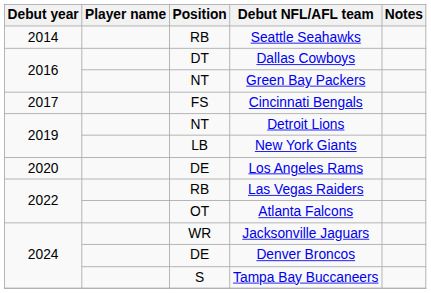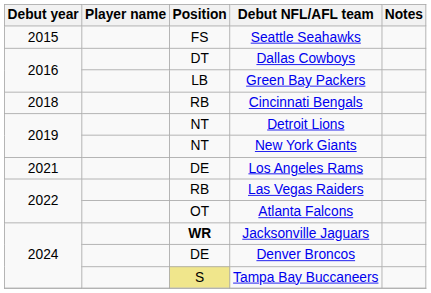(43, 37) 2014 -> (43, 37) 2015
(200, 37) RB -> (200, 37) FS
(200, 80) NT -> (200, 80) LB
(43, 102) 2017 -> (43, 102) 2018
(200, 102) FS -> (200, 102) RB
(200, 146) LB -> (200, 146) NT
(43, 168) 2020 -> (43, 168) 2021
(200, 233) normal -> (200, 233) bold
(200, 277) no background -> (200, 277) khaki background
